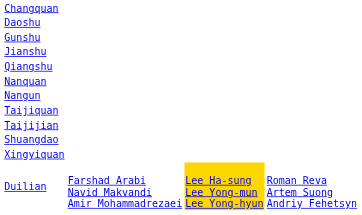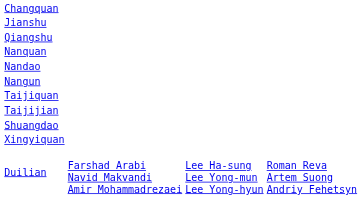- row: (22, 23)
- row: (22, 37)
+ row: (22, 67)
(224, 192) gold background -> (224, 177) no background
